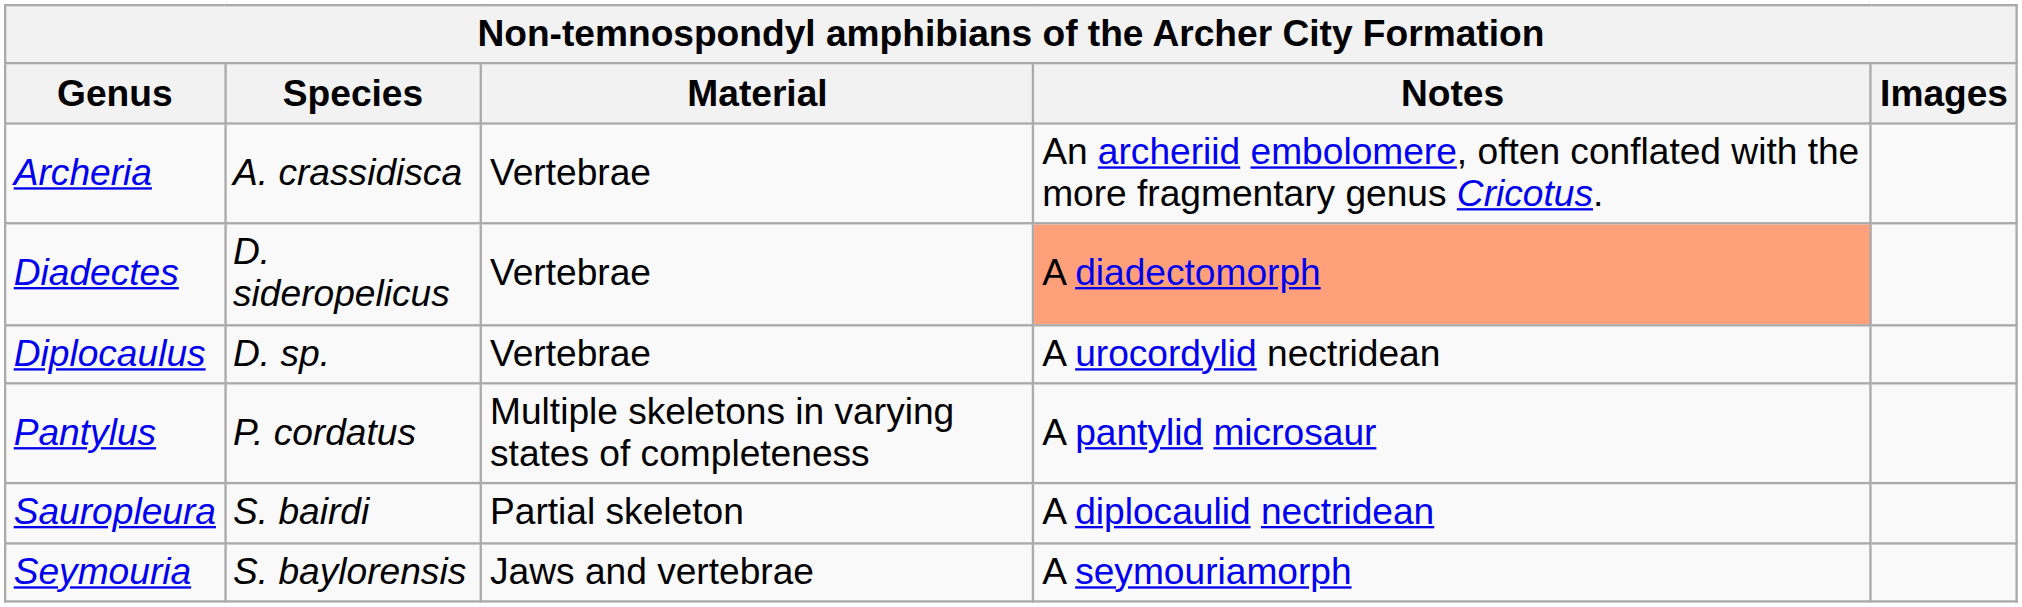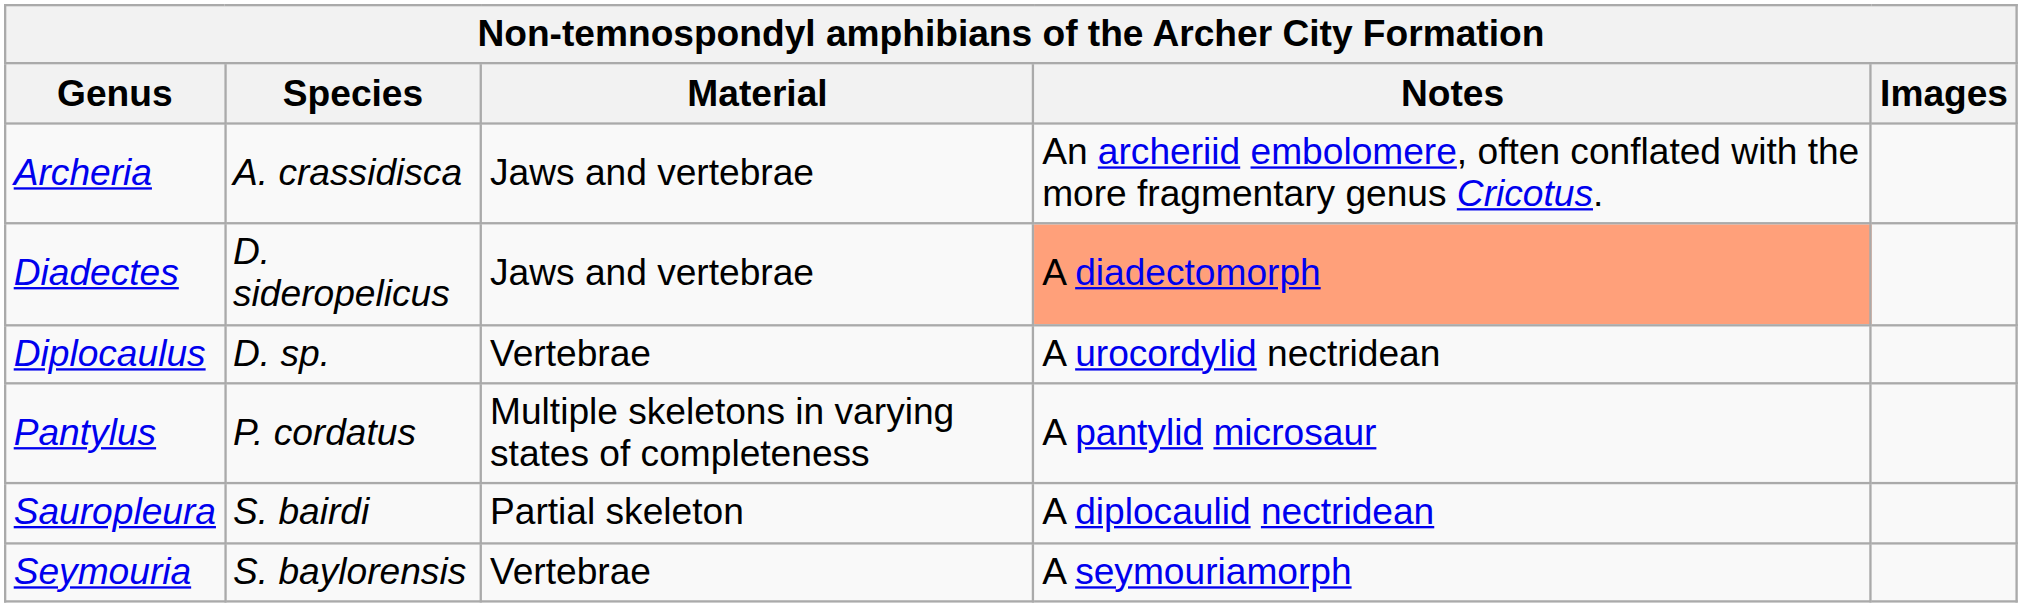(570, 172) Vertebrae -> (652, 172) Jaws and vertebrae
(570, 273) Vertebrae -> (652, 273) Jaws and vertebrae
(652, 571) Jaws and vertebrae -> (570, 571) Vertebrae
